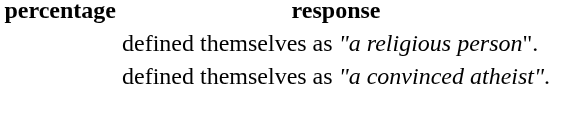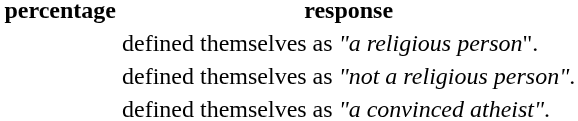+ row: (349, 75)
